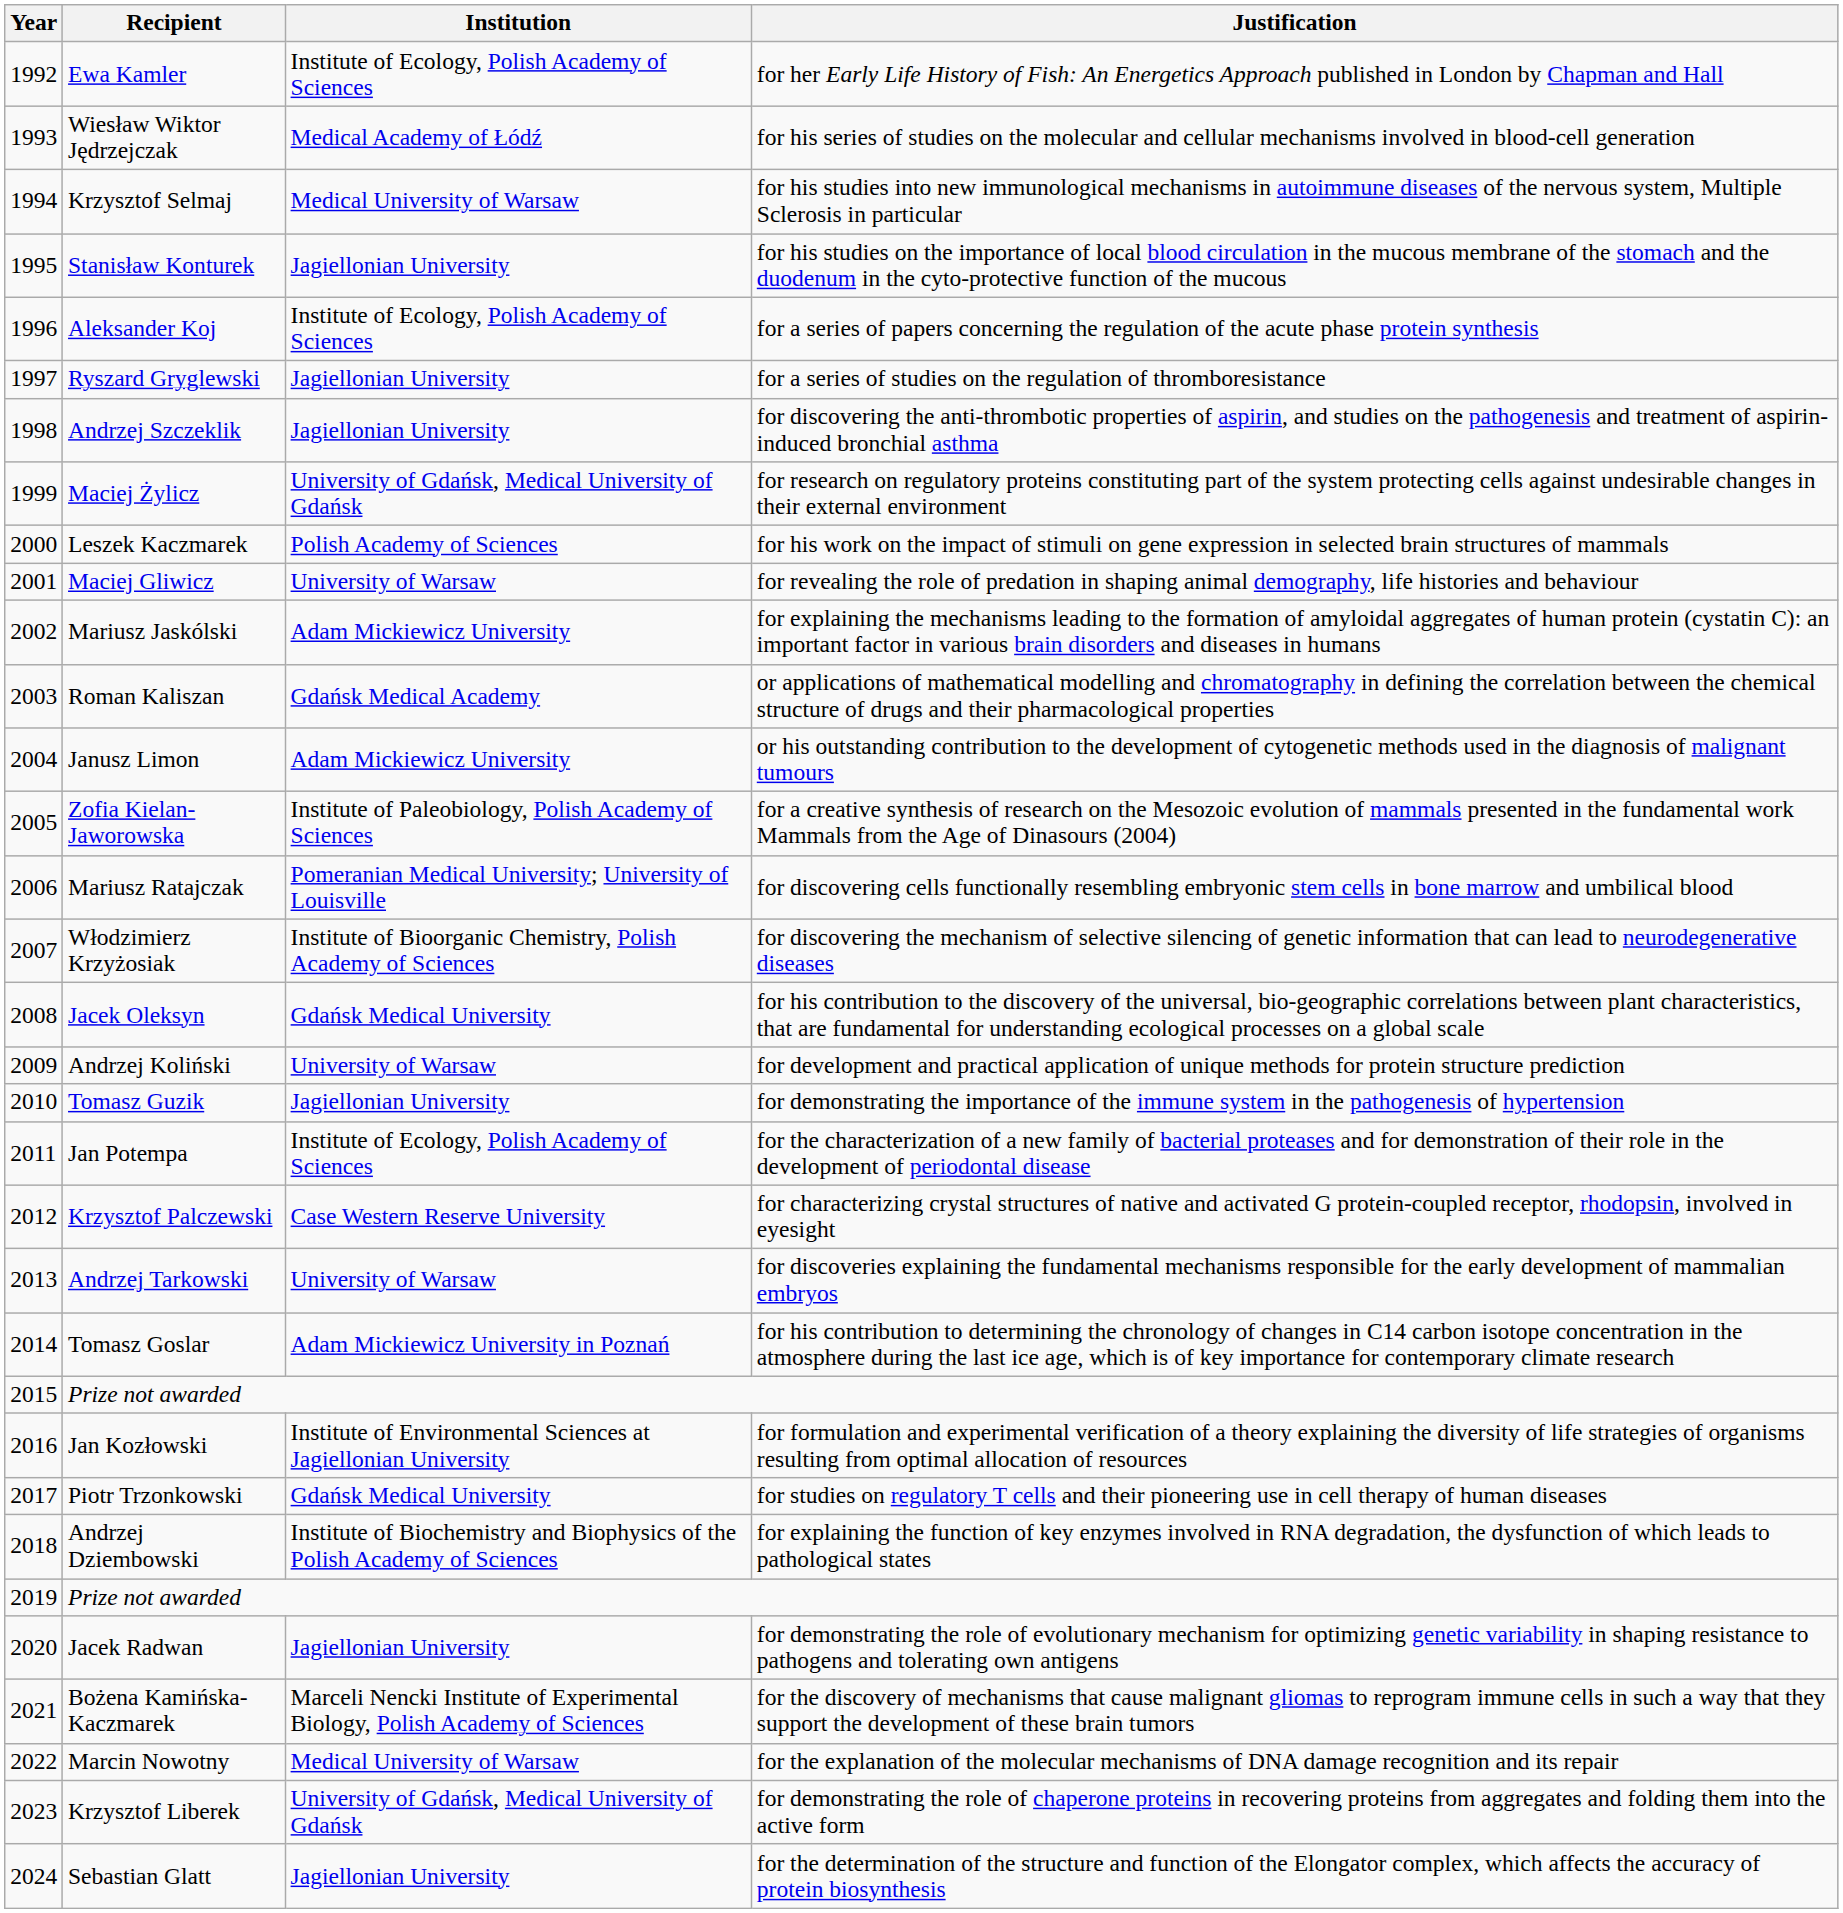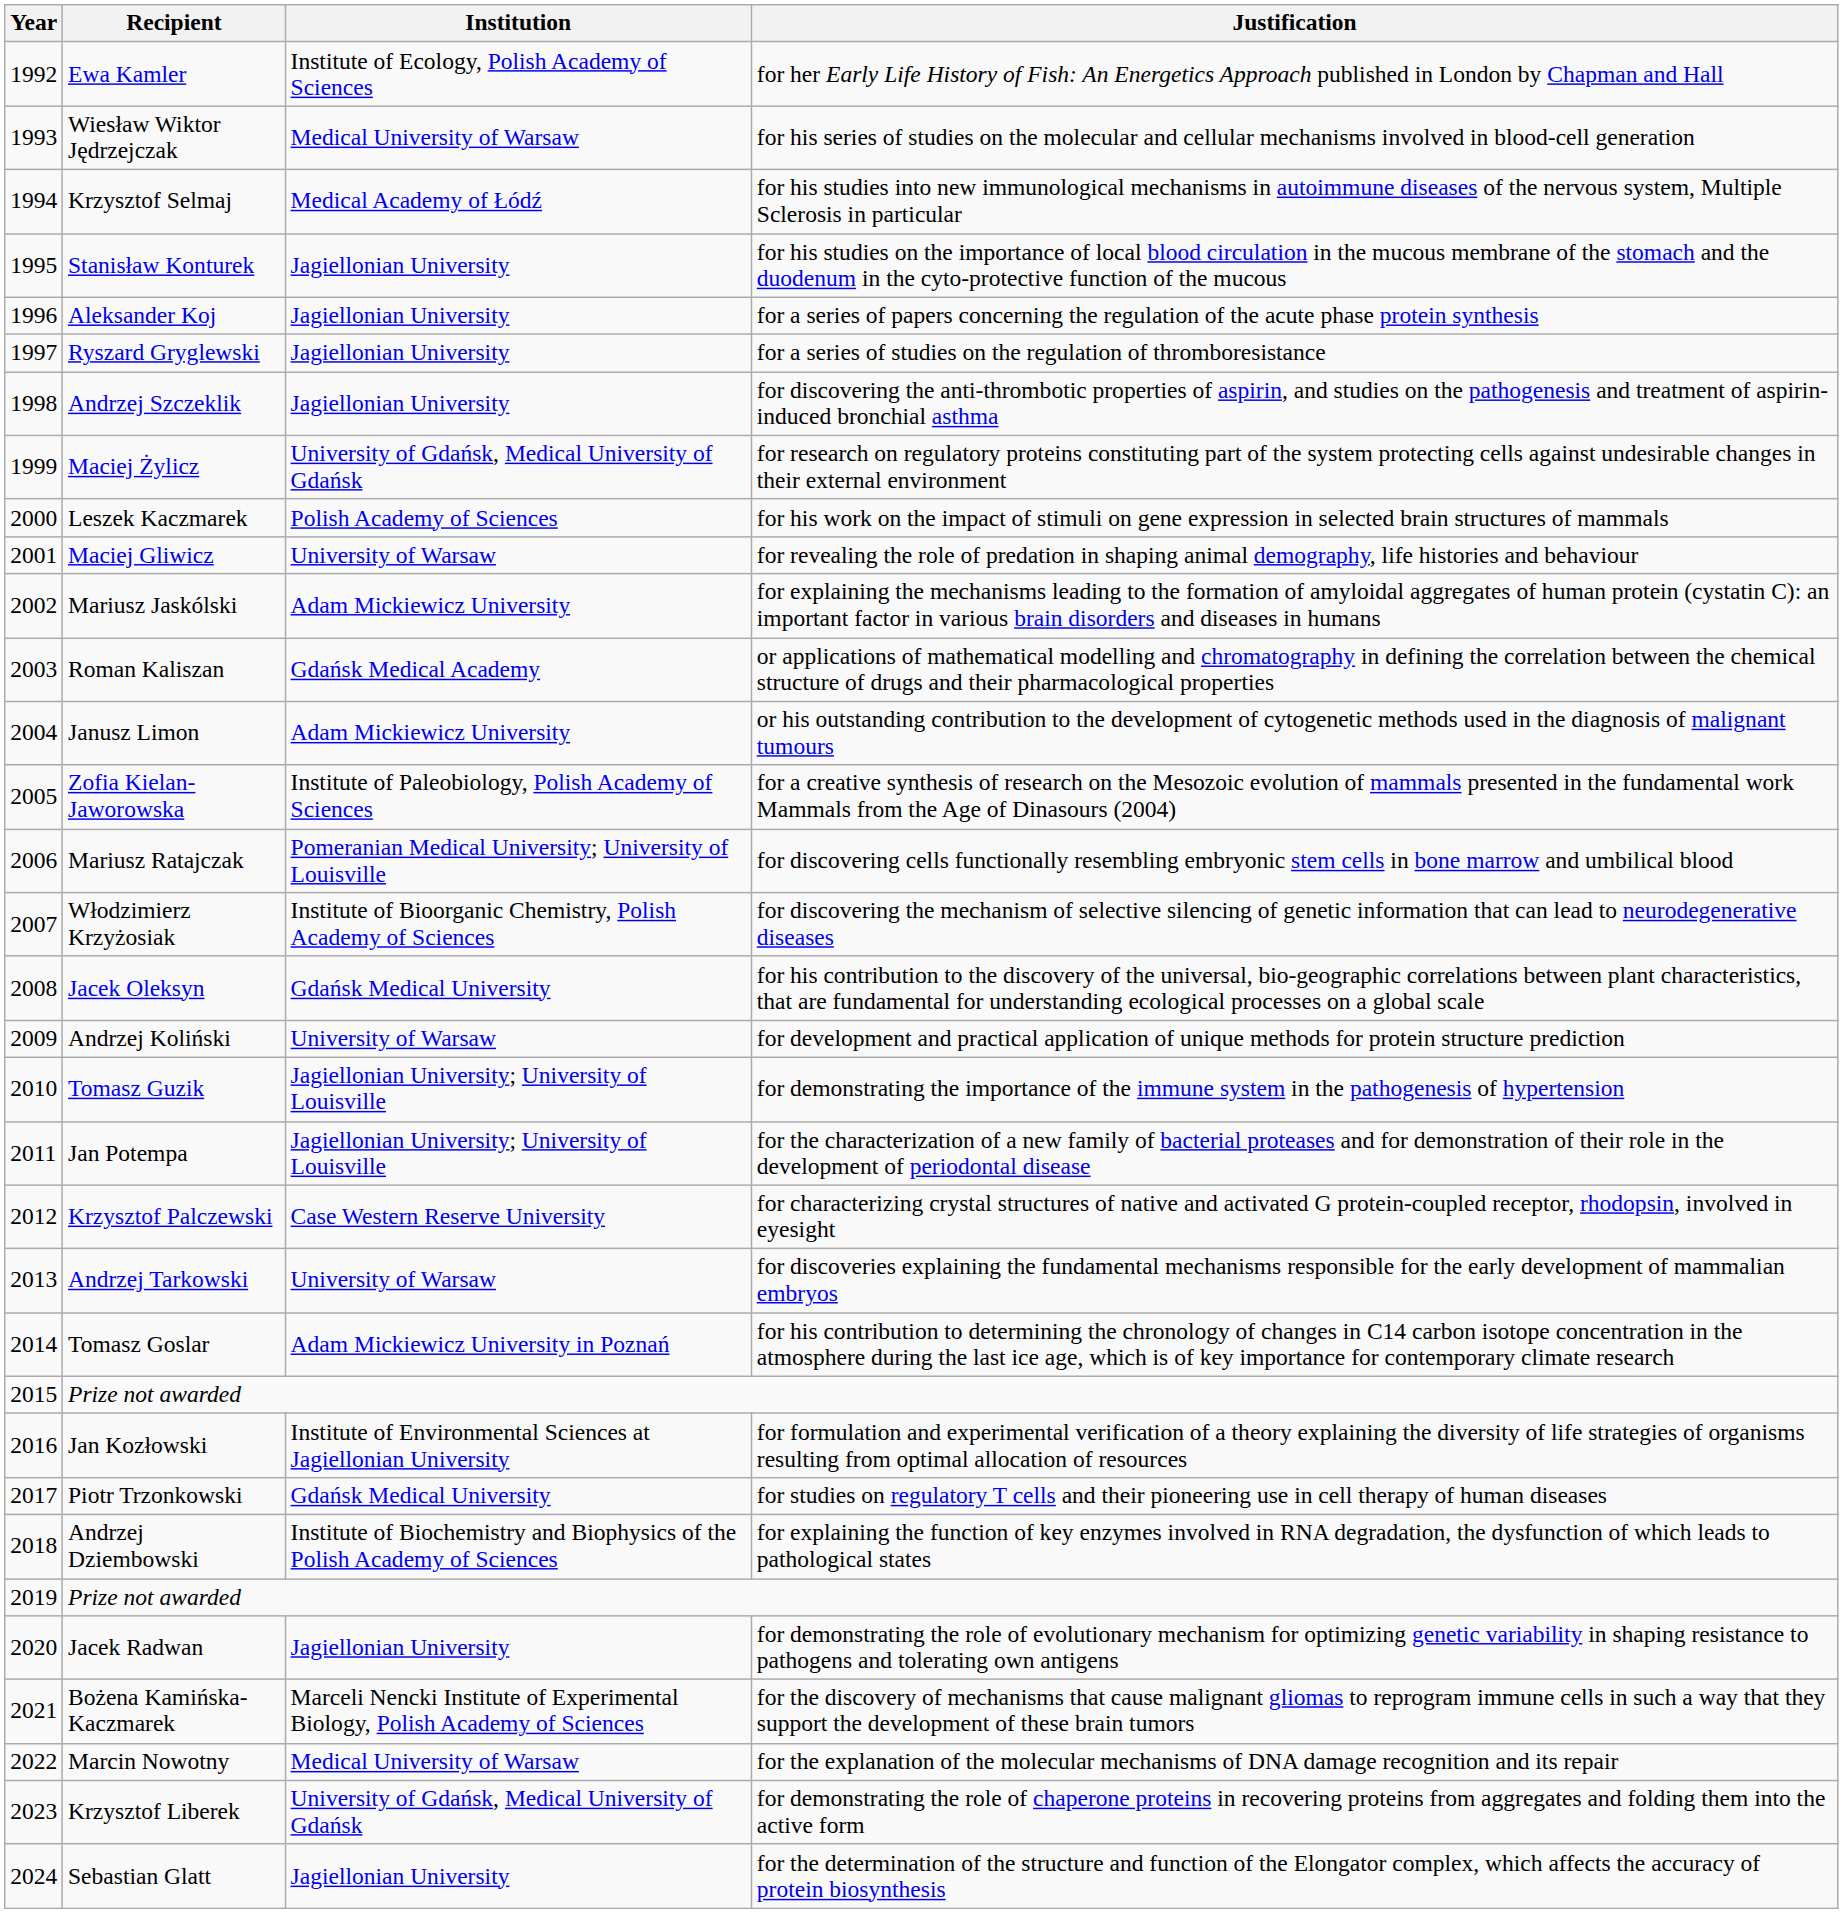(416, 137) Medical Academy of Łódź -> (435, 137) Medical University of Warsaw
(435, 201) Medical University of Warsaw -> (416, 201) Medical Academy of Łódź
(479, 328) Institute of Ecology, Polish Academy of Sciences -> (400, 315) Jagiellonian University
(400, 1102) Jagiellonian University -> (469, 1089) Jagiellonian University; University of Louisville
(479, 1152) Institute of Ecology, Polish Academy of Sciences -> (469, 1152) Jagiellonian University; University of Louisville
